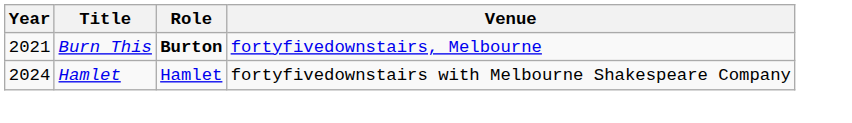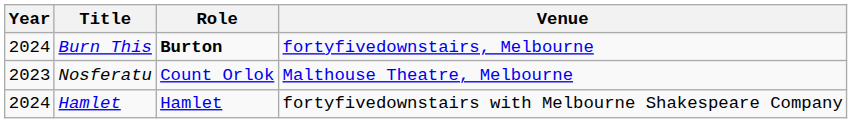(30, 47) 2021 -> (30, 47) 2024
+ row: (105, 75)
